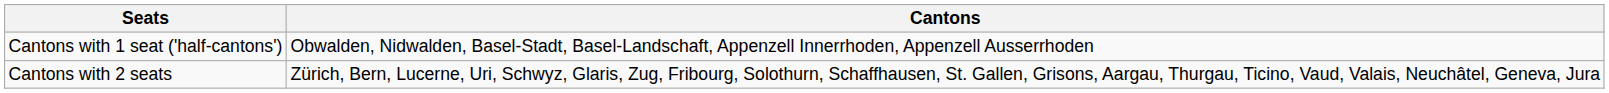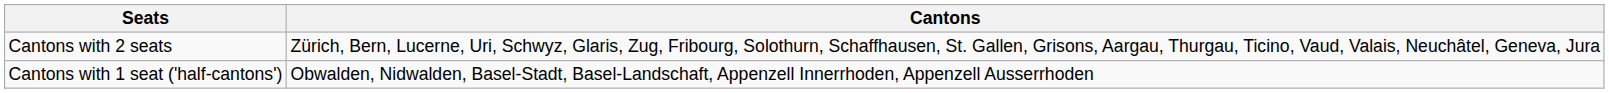rows swapped: (90, 74) <-> (146, 46)
